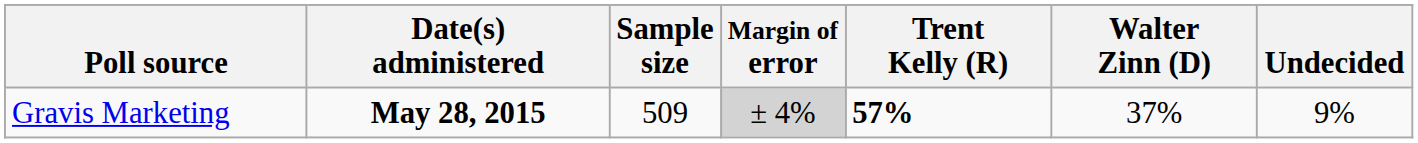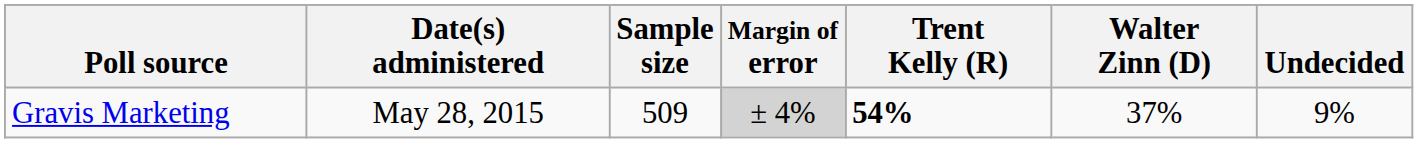(458, 112) bold -> (458, 112) normal
(883, 112) 57% -> (883, 112) 54%
